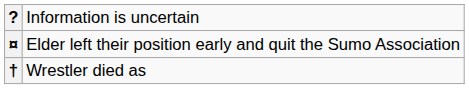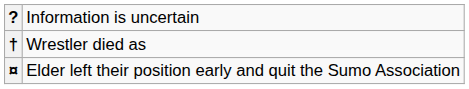rows swapped: (13, 70) <-> (13, 44)
